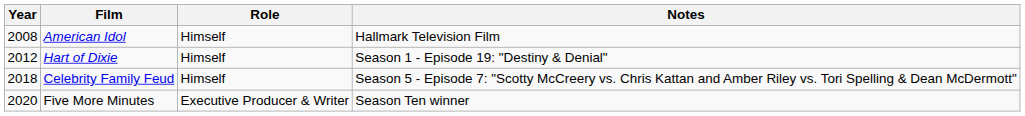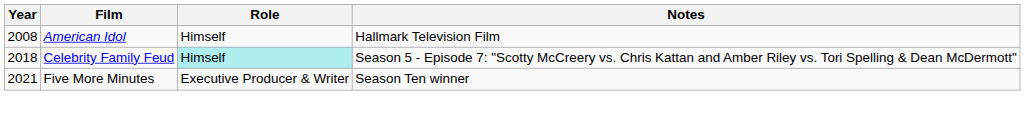- row: (81, 57)
(203, 79) no background -> (203, 57) paleturquoise background
(22, 100) 2020 -> (22, 79) 2021
